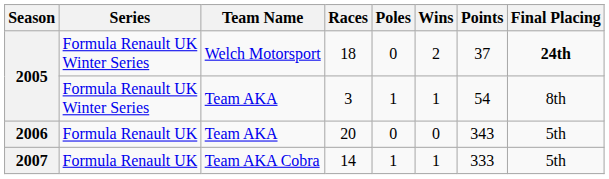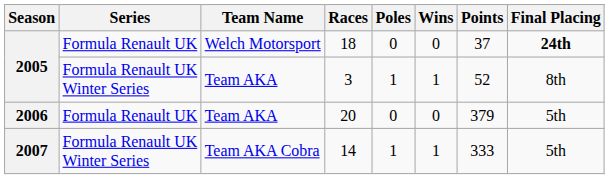(130, 53) Formula Renault UK Winter Series -> (130, 44) Formula Renault UK
(436, 53) 2 -> (436, 44) 0
(482, 98) 54 -> (482, 79) 52
(482, 134) 343 -> (482, 115) 379
(130, 160) Formula Renault UK -> (130, 151) Formula Renault UK Winter Series
